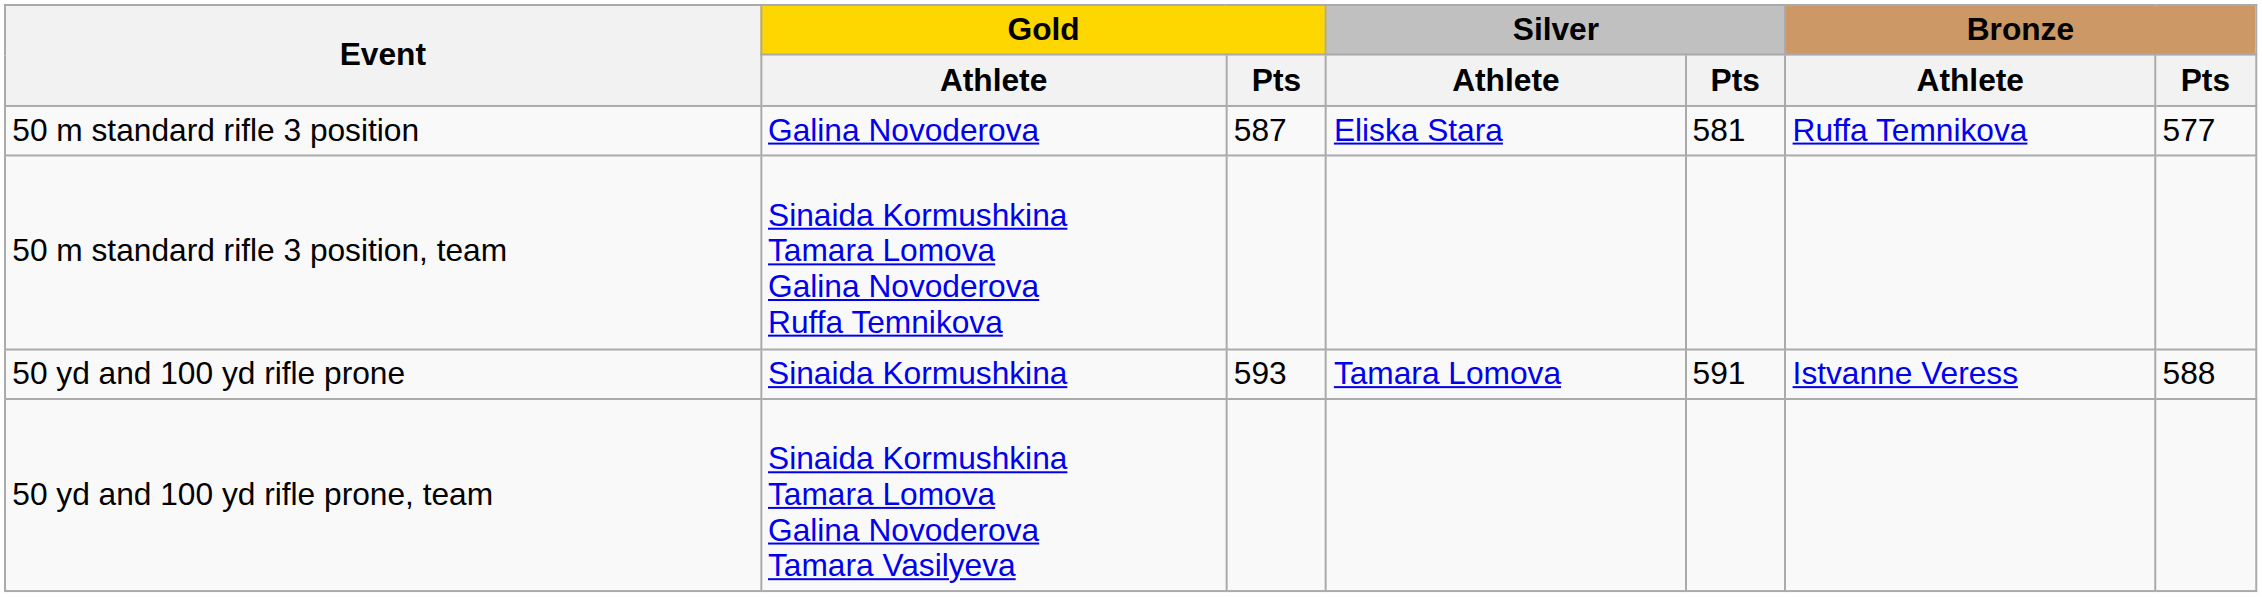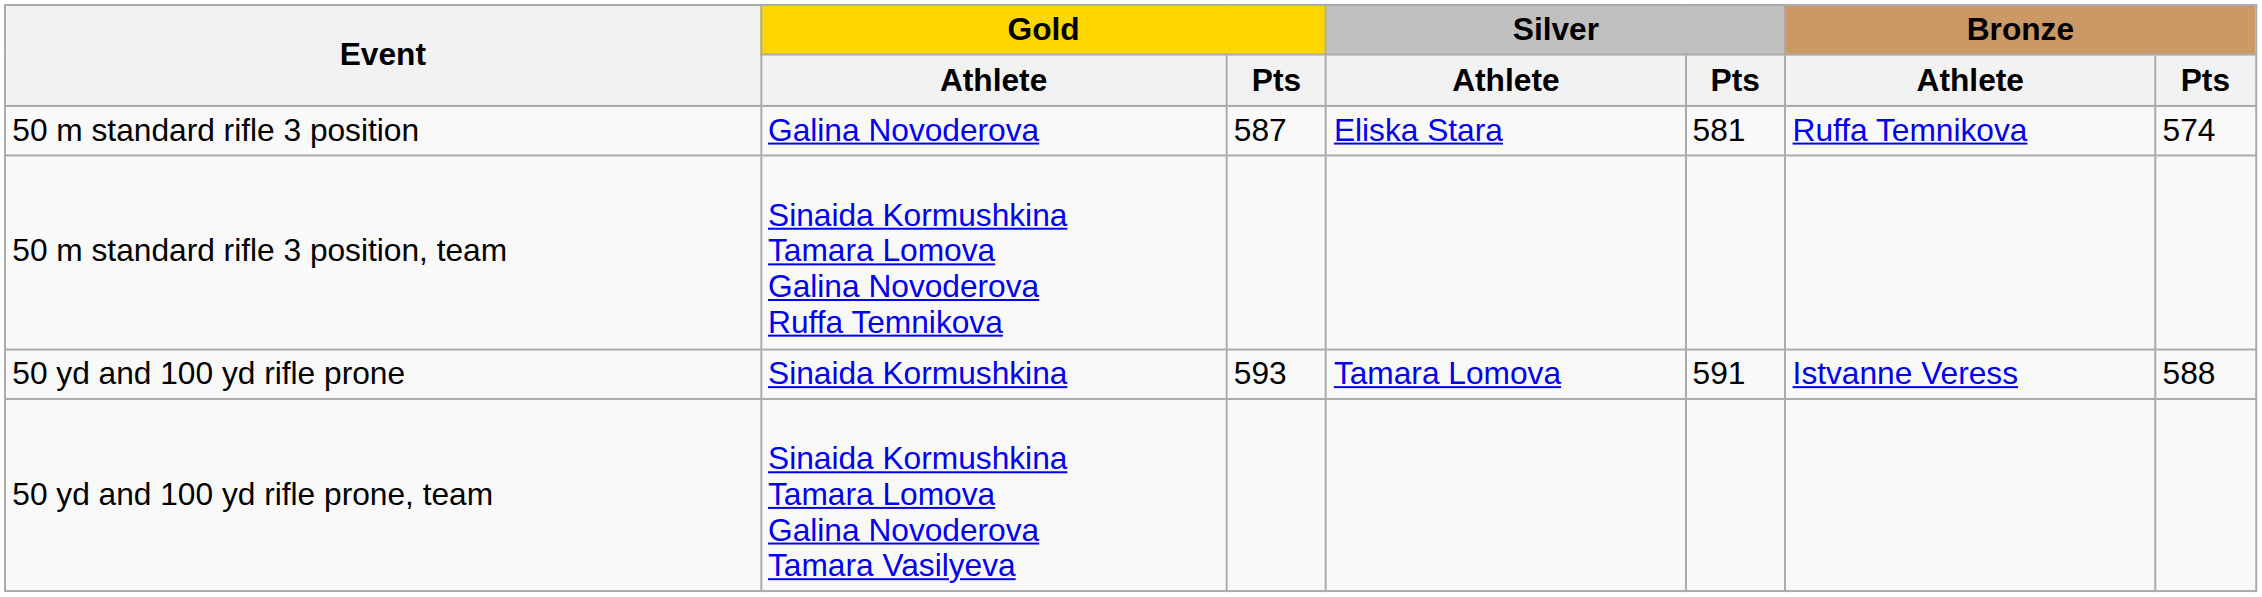(2189, 130) 577 -> (2189, 130) 574
